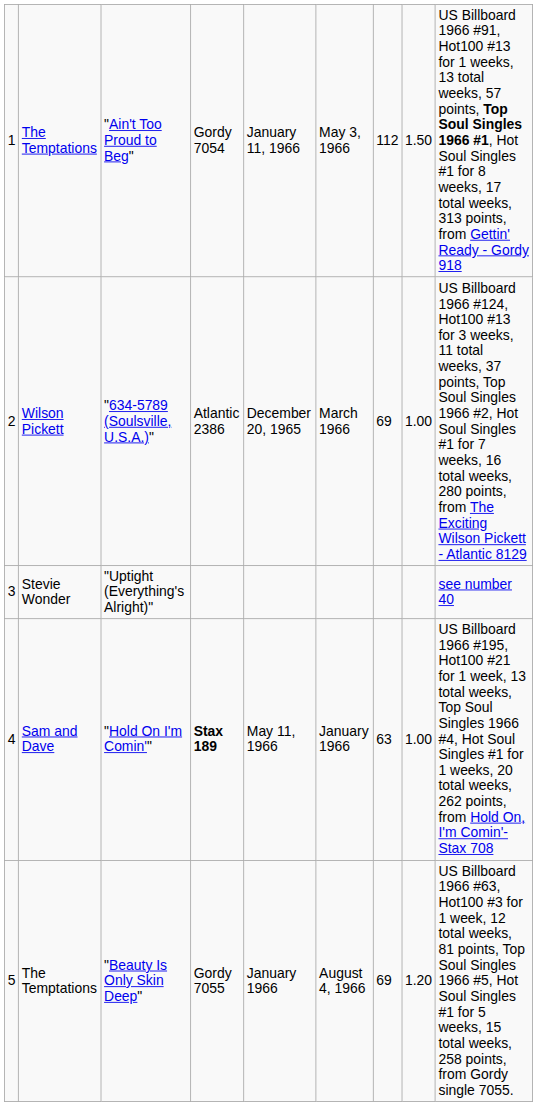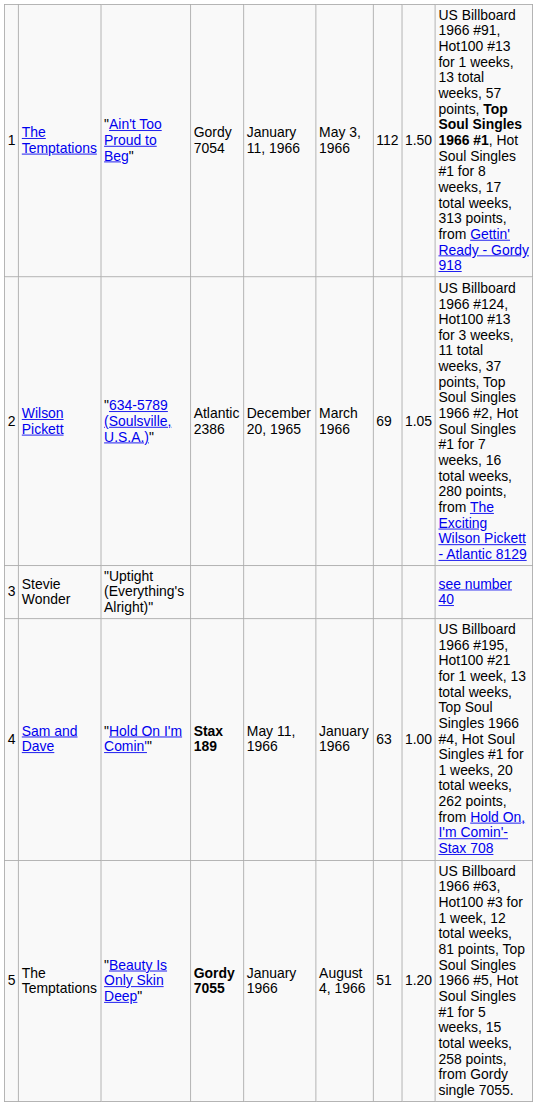(419, 421) 1.00 -> (419, 421) 1.05
(213, 980) normal -> (214, 980) bold
(384, 980) 69 -> (384, 980) 51
